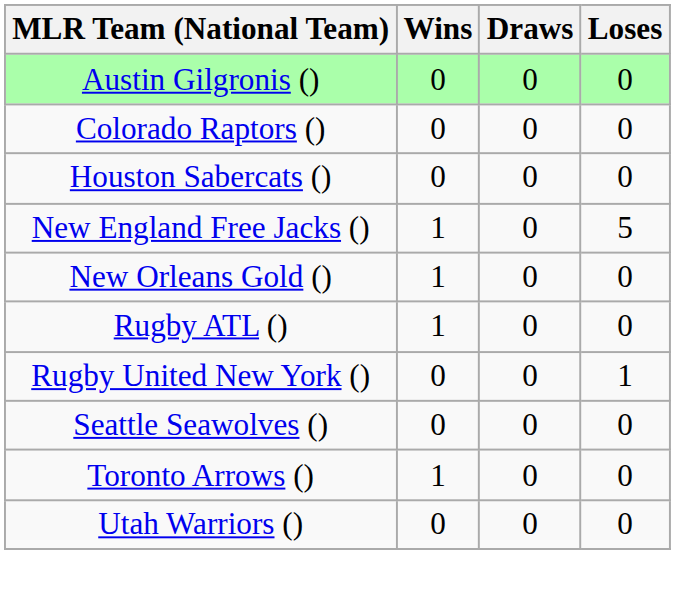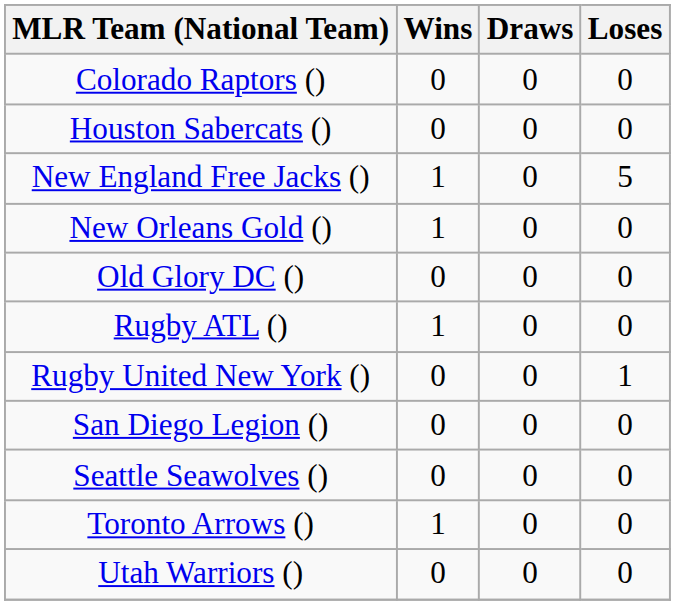- row: (201, 78)
+ row: (201, 276)
+ row: (201, 425)
